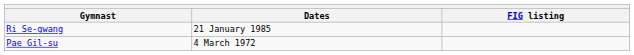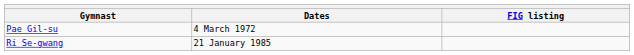rows swapped: (32, 43) <-> (35, 29)
